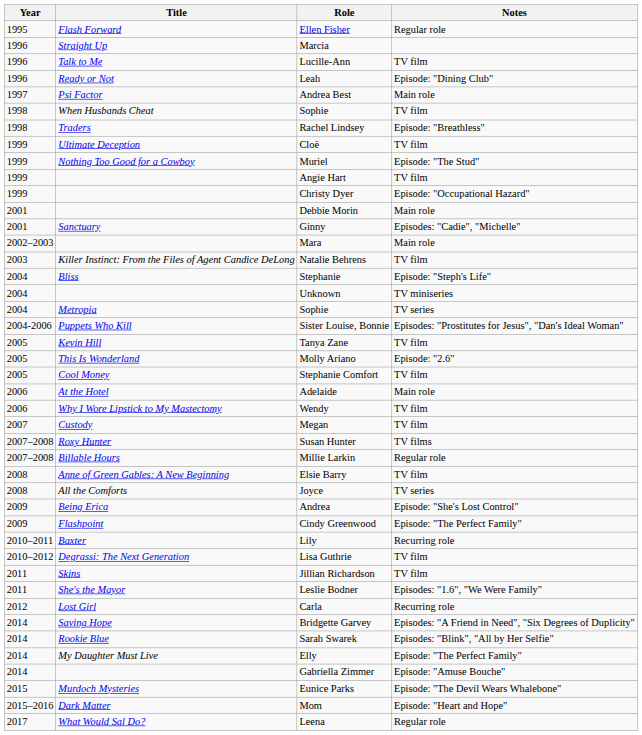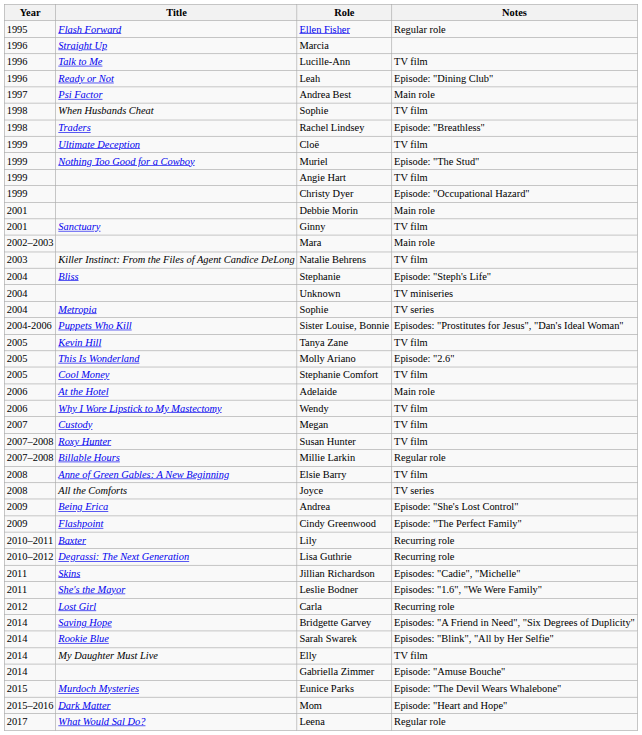(457, 227) Episodes: "Cadie", "Michelle" -> (411, 227) TV film
(413, 441) TV films -> (411, 441) TV film
(411, 557) TV film -> (424, 557) Recurring role
(411, 573) TV film -> (457, 573) Episodes: "Cadie", "Michelle"
(458, 656) Episode: "The Perfect Family" -> (411, 656) TV film
